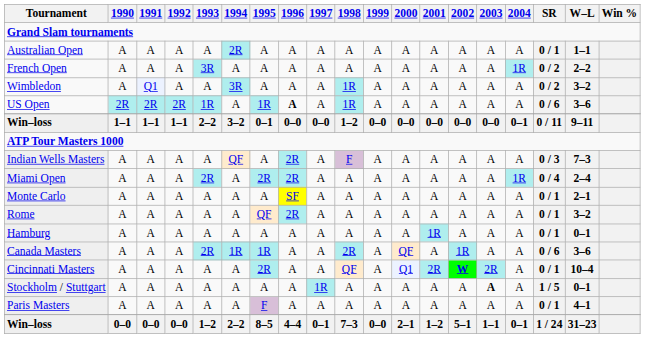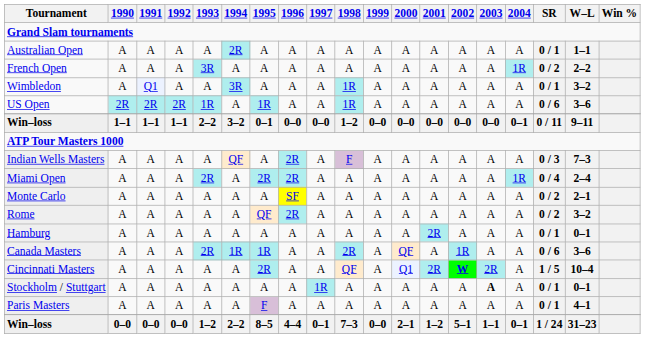(549, 86) 0 / 2 -> (549, 86) 0 / 1
(293, 104) bold -> (293, 104) normal
(549, 196) 0 / 1 -> (549, 196) 0 / 2
(549, 214) 0 / 1 -> (549, 214) 0 / 2
(434, 232) 1R -> (434, 232) 2R
(549, 269) 0 / 1 -> (549, 269) 1 / 5
(549, 287) 1 / 5 -> (549, 287) 0 / 1
